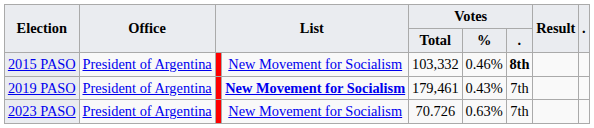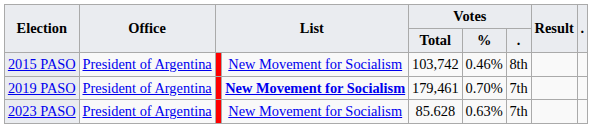(435, 64) 103,332 -> (435, 64) 103,742
(519, 64) bold -> (519, 64) normal
(484, 88) 0.43% -> (484, 88) 0.70%
(435, 111) 70.726 -> (435, 111) 85.628
